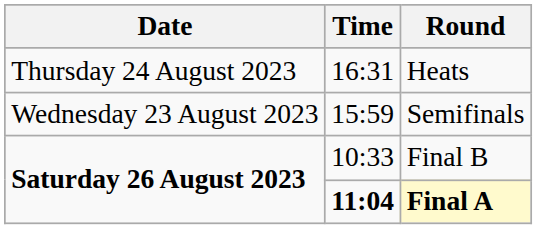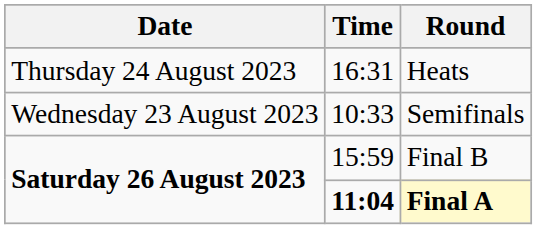(363, 113) 15:59 -> (363, 113) 10:33
(363, 157) 10:33 -> (363, 157) 15:59
